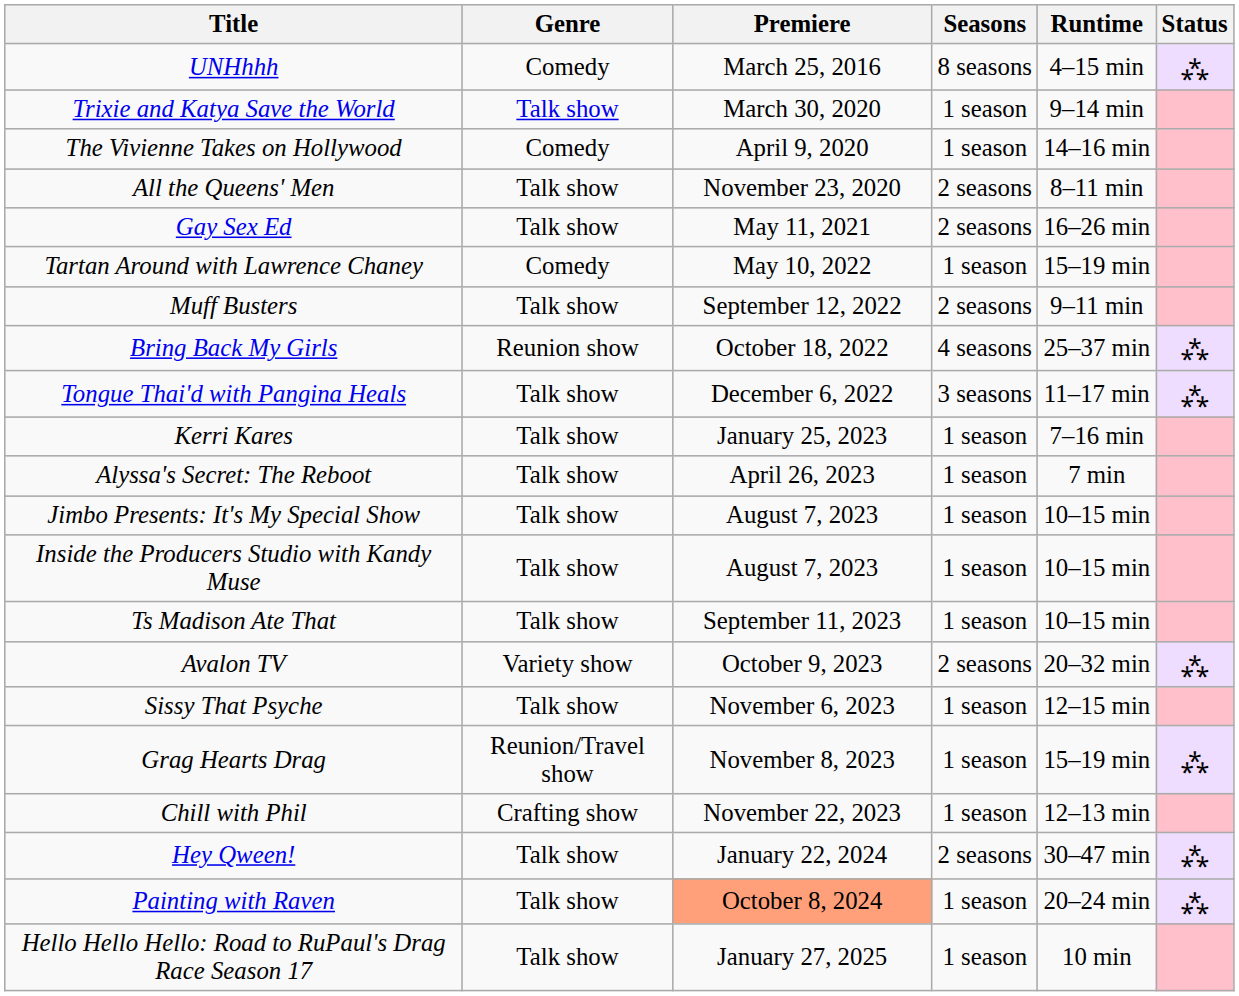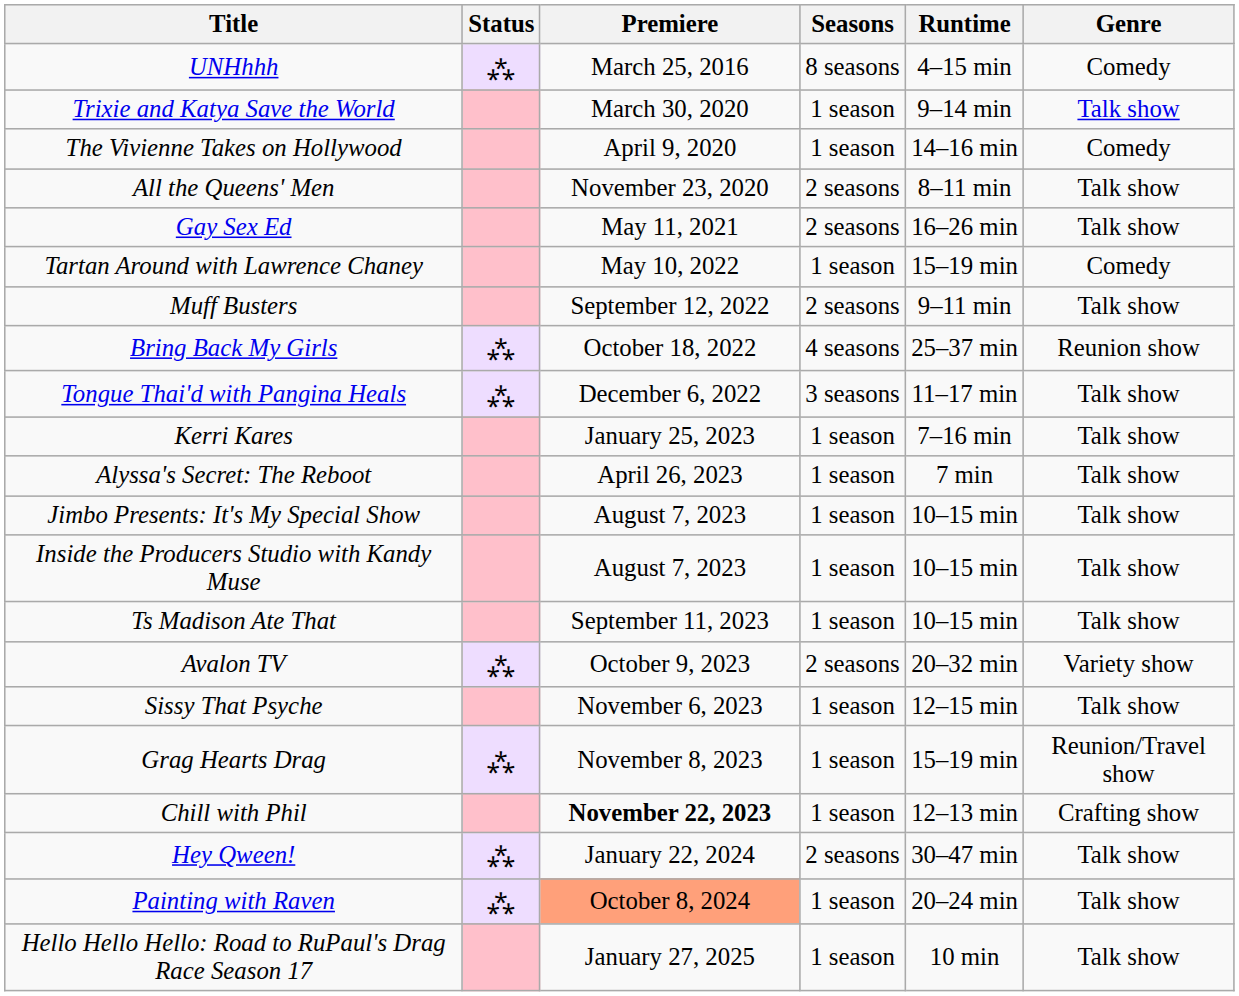columns swapped: (568, 24) <-> (1195, 24)
(802, 812) normal -> (670, 812) bold
